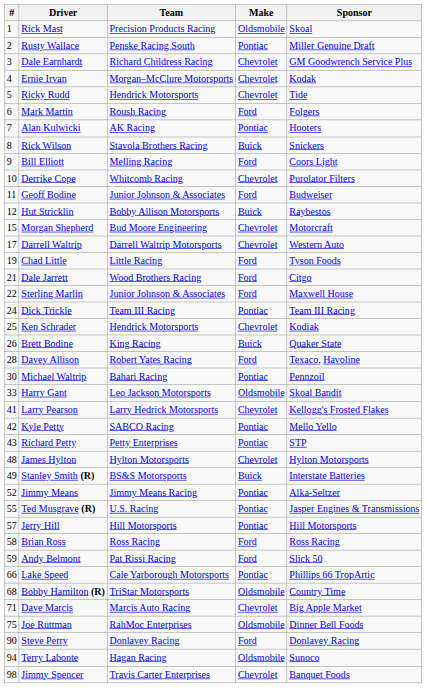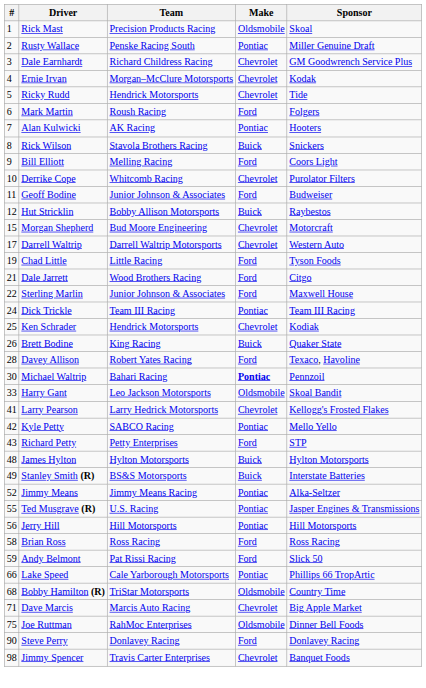(253, 376) normal -> (254, 376) bold
(253, 443) Pontiac -> (247, 443) Ford
(258, 459) Chevrolet -> (250, 459) Buick
(12, 525) 57 -> (12, 525) 56
- row: (50, 658)
